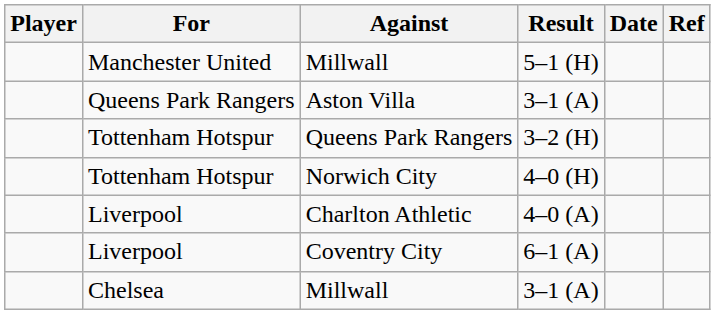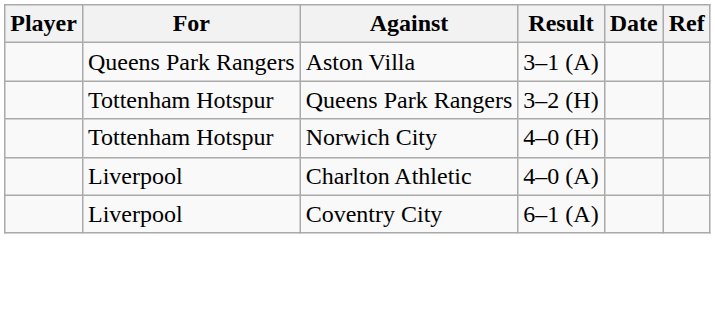- row: (347, 61)
- row: (347, 289)
